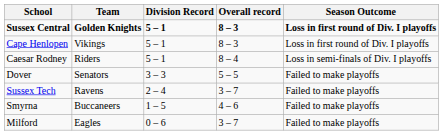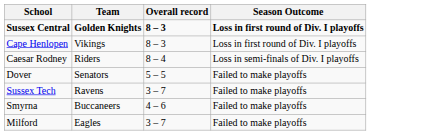- column: (180, 12)
